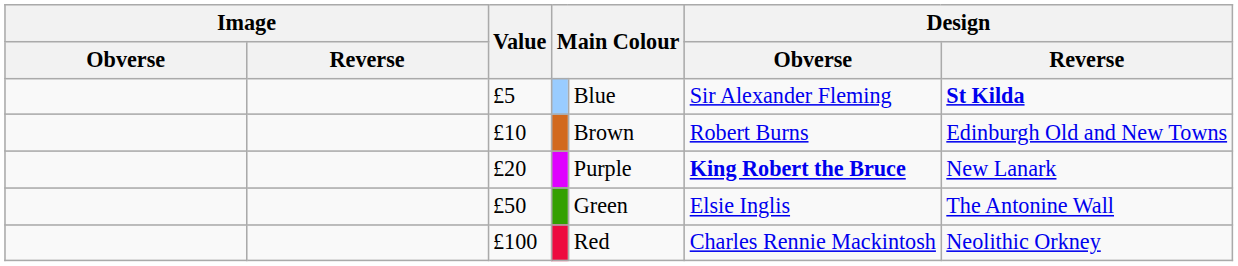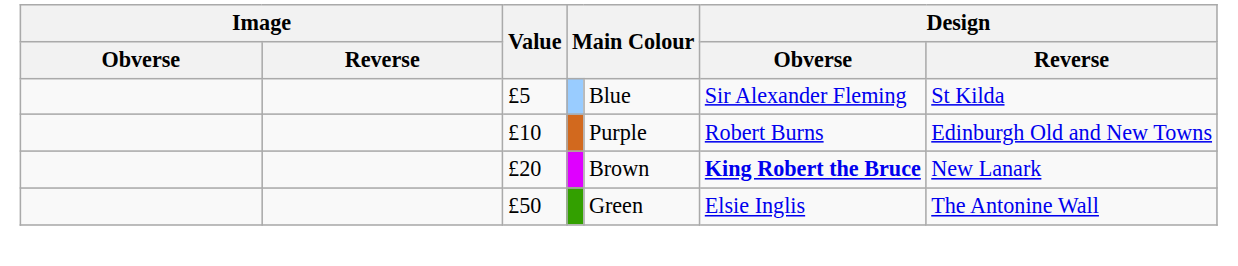(985, 95) bold -> (968, 95) normal
(604, 132) Brown -> (618, 132) Purple
(603, 169) Purple -> (619, 169) Brown
- row: (515, 242)
